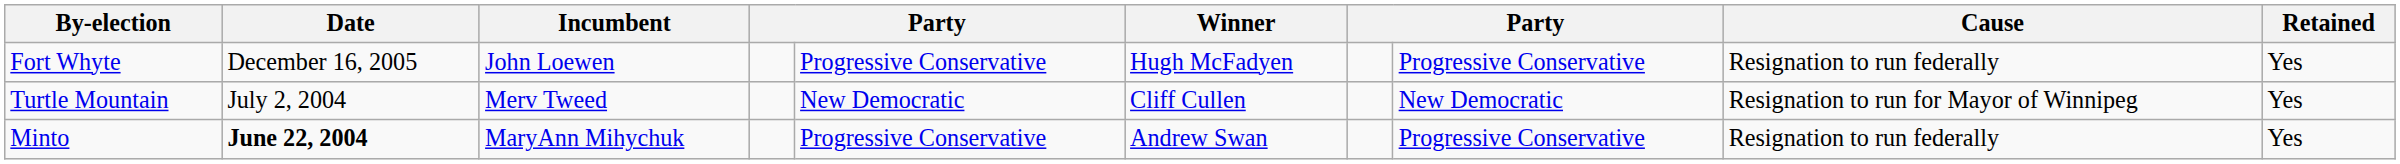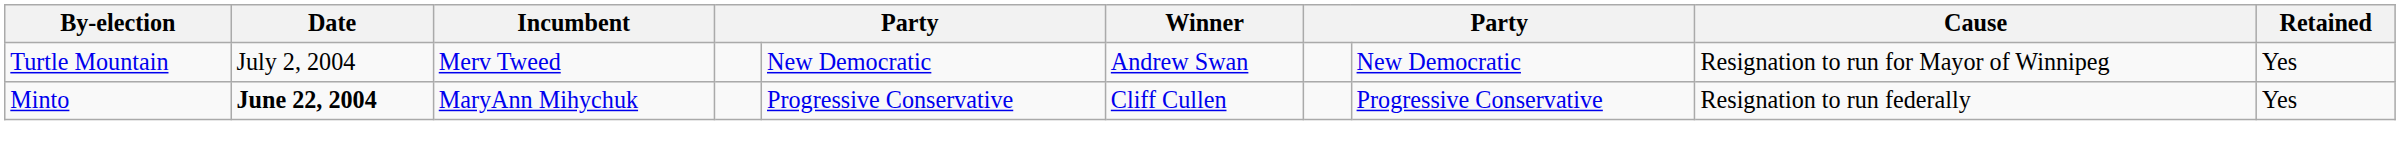- row: (65, 61)
(1188, 100) Cliff Cullen -> (1180, 61) Andrew Swan
(1199, 138) Andrew Swan -> (1169, 100) Cliff Cullen
